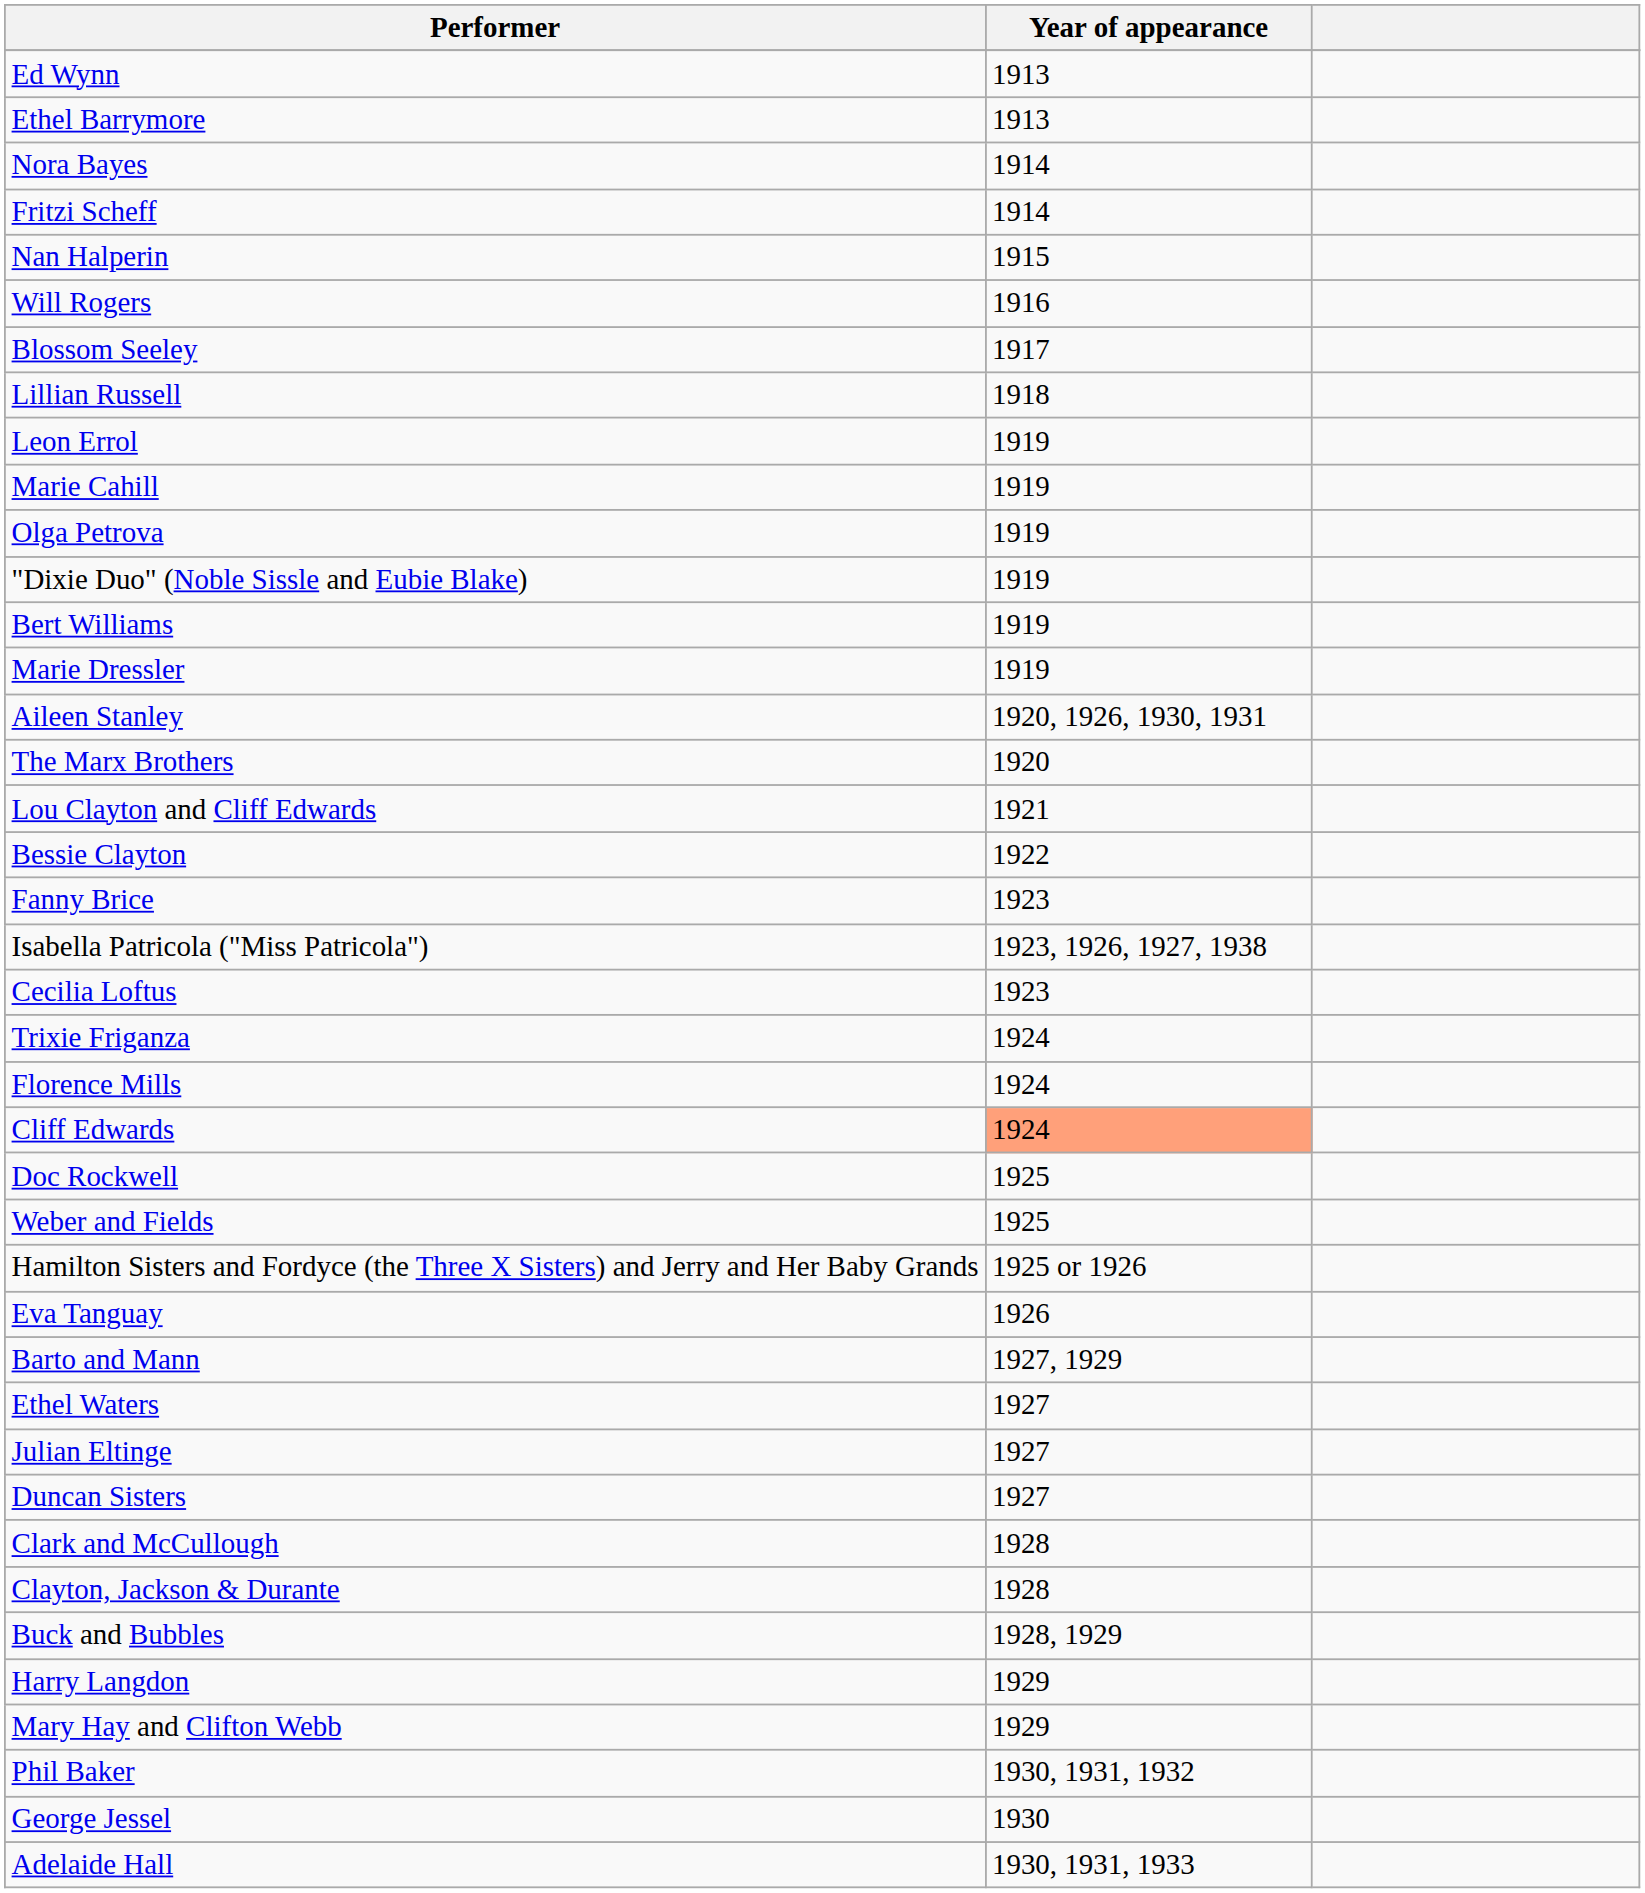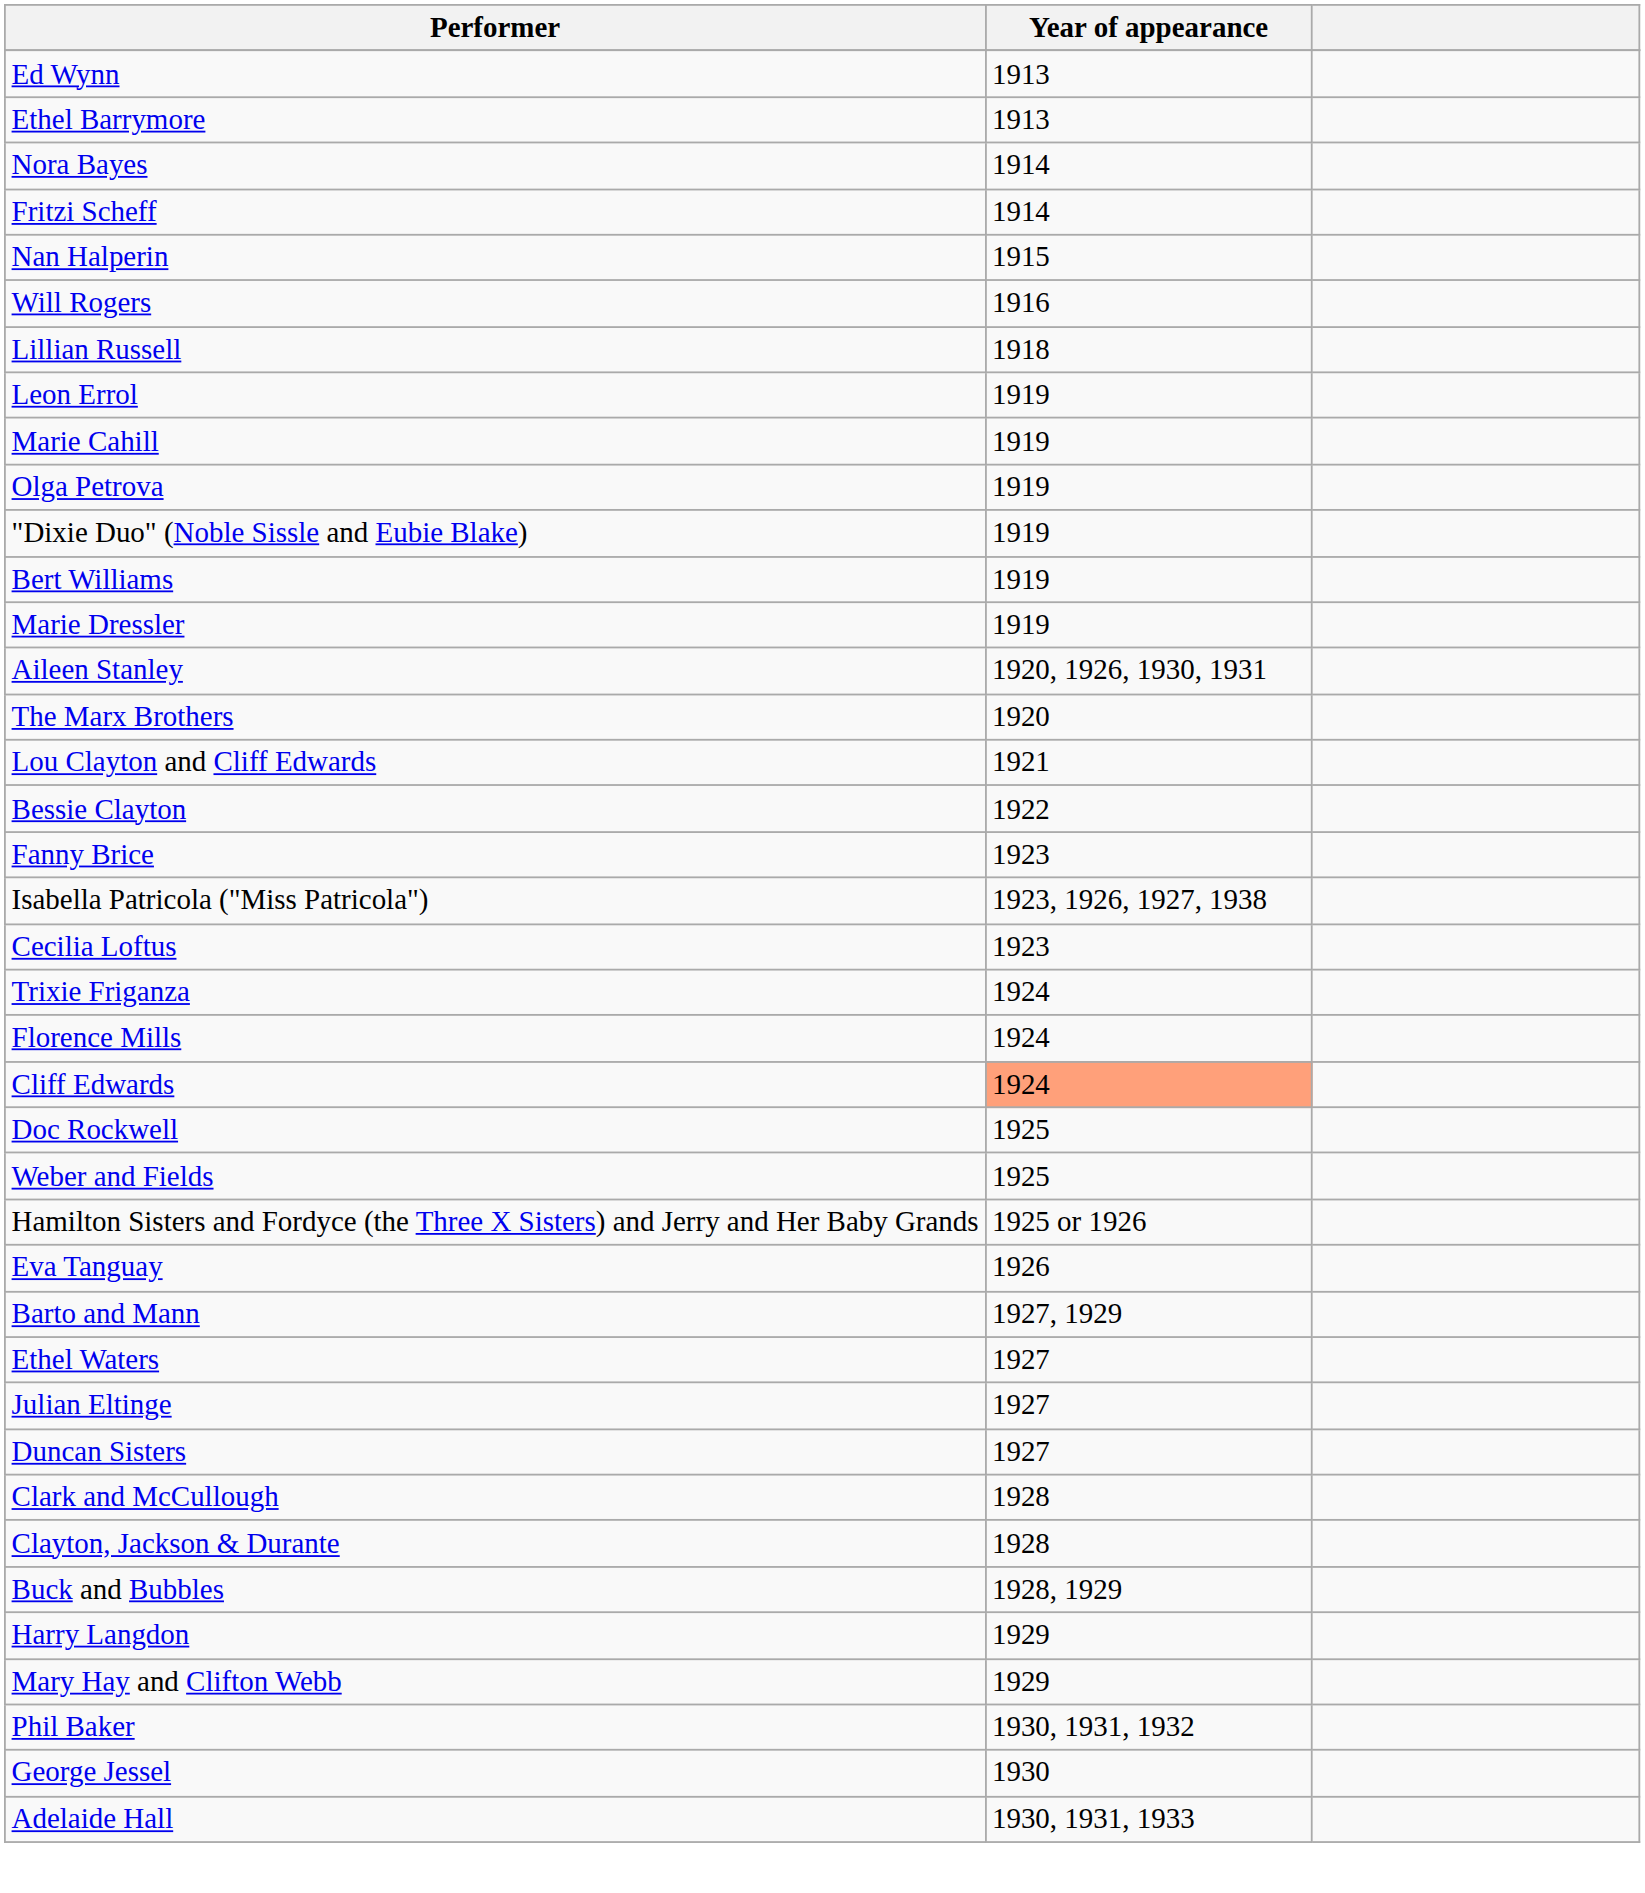- row: (104, 348)
